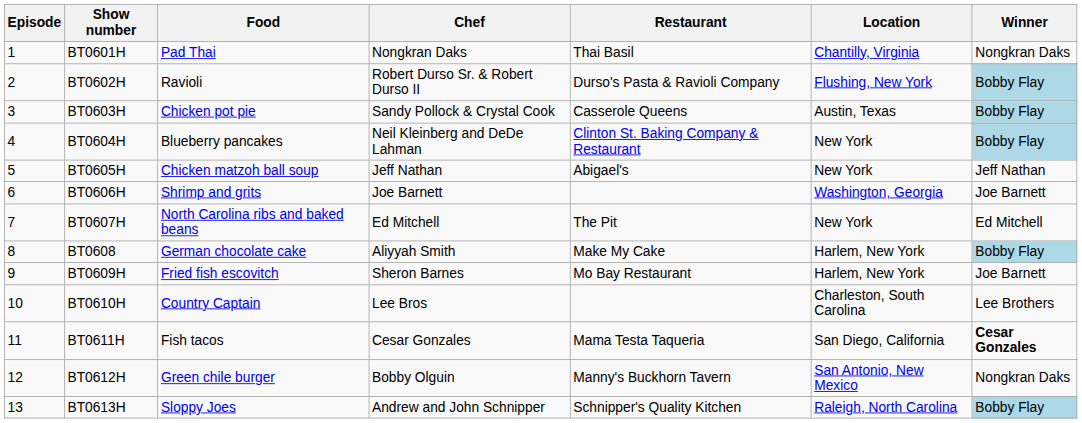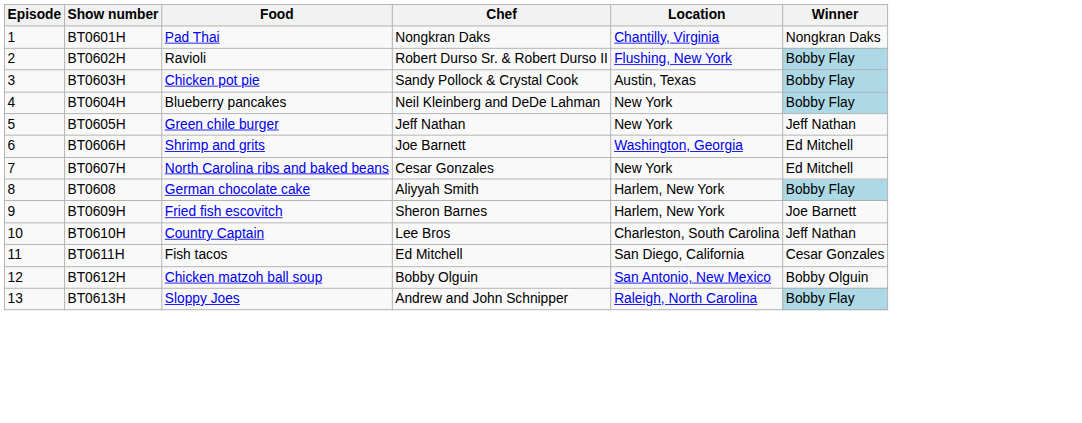- column: (691, 23)
(240, 170) Chicken matzoh ball soup -> (222, 124) Green chile burger
(1011, 192) Joe Barnett -> (819, 146) Ed Mitchell
(406, 222) Ed Mitchell -> (445, 168) Cesar Gonzales
(1015, 303) Lee Brothers -> (821, 233) Jeff Nathan
(421, 340) Cesar Gonzales -> (429, 255) Ed Mitchell
(1006, 340) bold -> (835, 255) normal
(218, 377) Green chile burger -> (244, 277) Chicken matzoh ball soup
(1023, 377) Nongkran Daks -> (827, 277) Bobby Olguin
